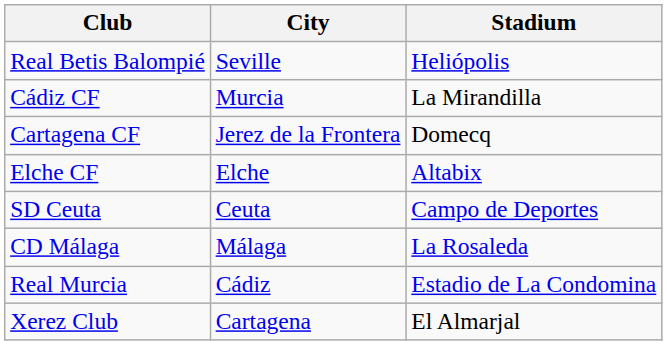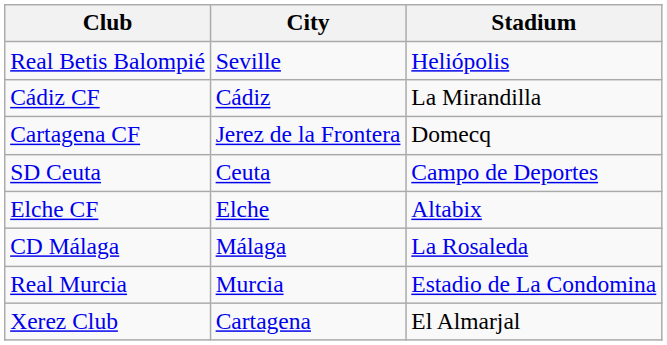(250, 97) Murcia -> (243, 97) Cádiz
rows swapped: (56, 209) <-> (54, 172)
(243, 284) Cádiz -> (250, 284) Murcia
